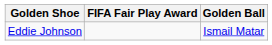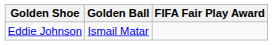columns swapped: (234, 13) <-> (142, 13)
